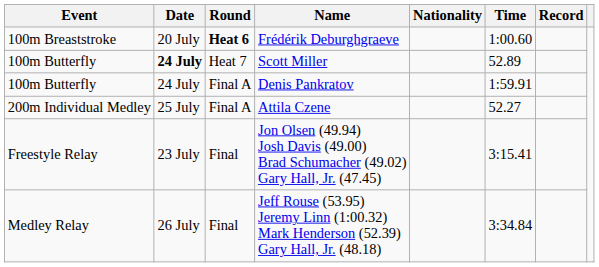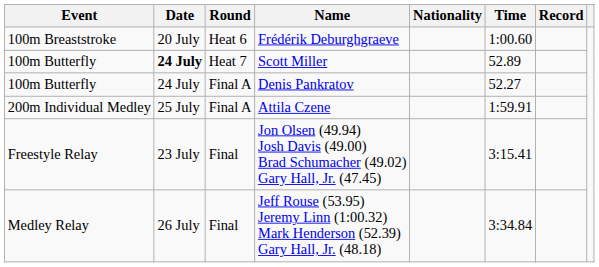(229, 38) bold -> (228, 38) normal
(510, 84) 1:59.91 -> (505, 84) 52.27
(505, 107) 52.27 -> (510, 107) 1:59.91
